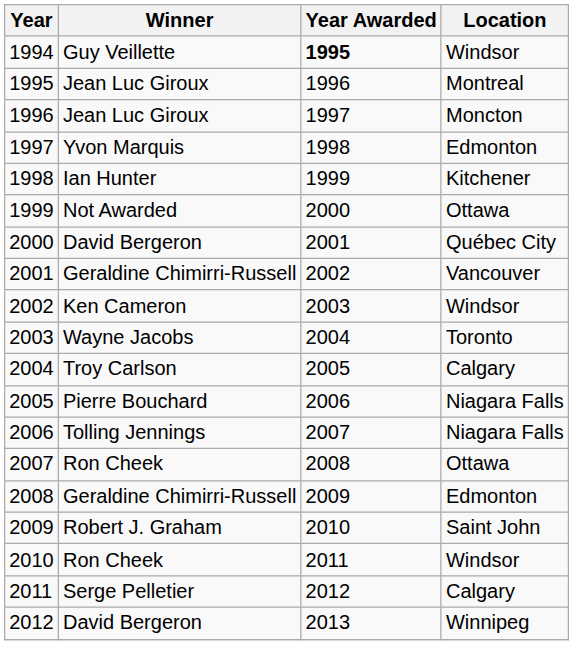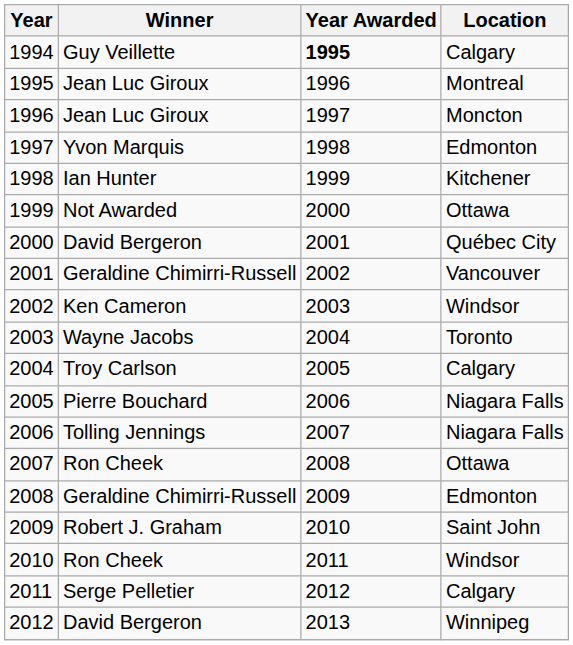(483, 52) Windsor -> (480, 52) Calgary
